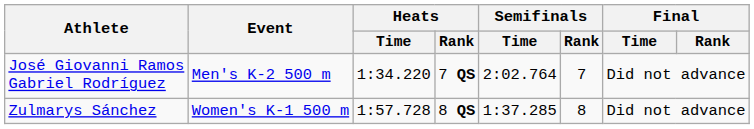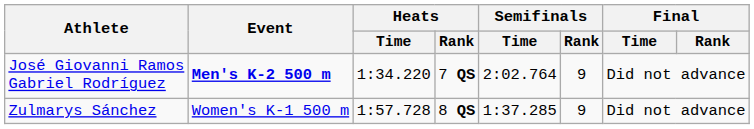(261, 76) normal -> (261, 76) bold
(582, 76) 7 -> (582, 76) 9
(582, 111) 8 -> (582, 111) 9
